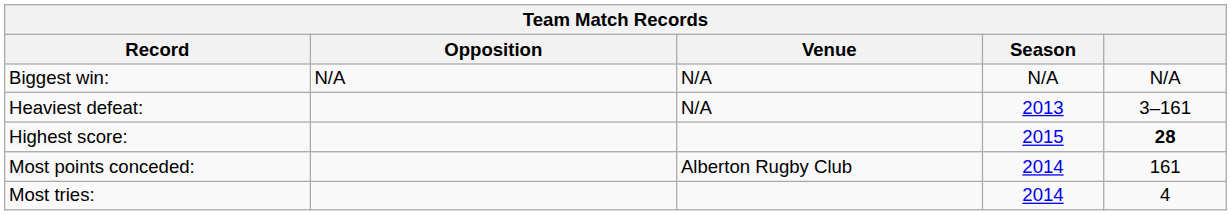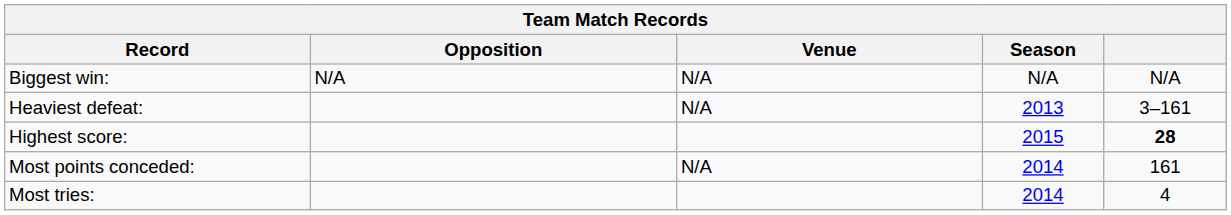(767, 166) Alberton Rugby Club -> (696, 166) N/A
